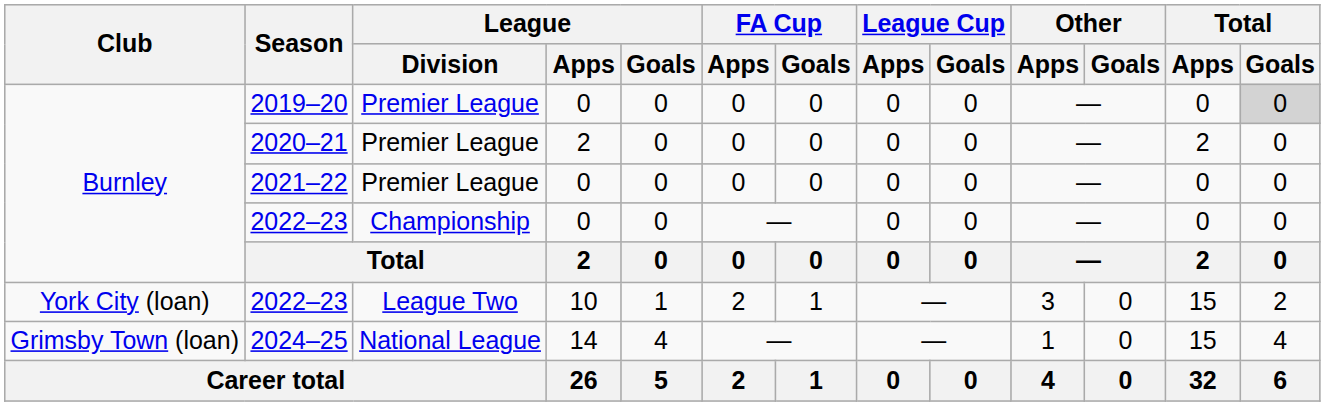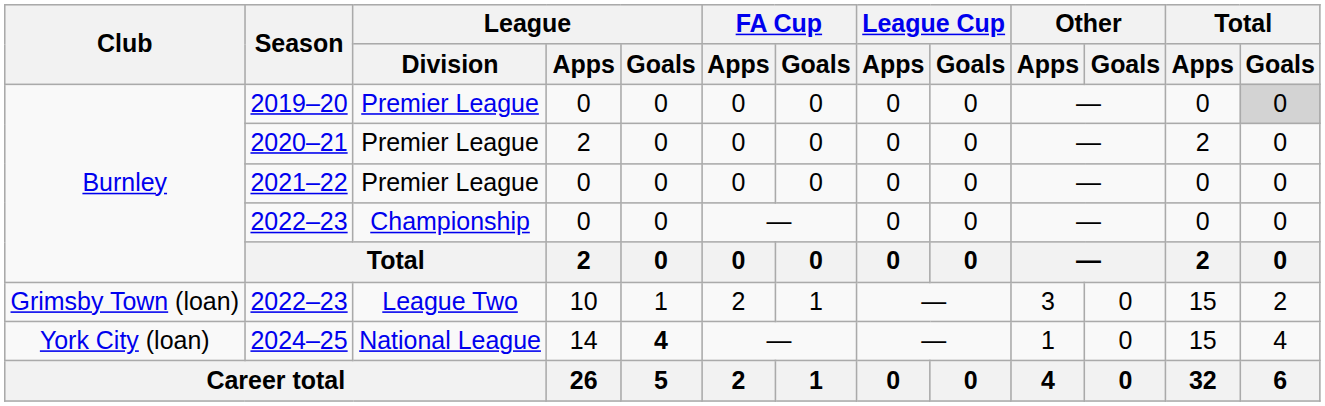(125, 301) York City (loan) -> (125, 301) Grimsby Town (loan)
(125, 340) Grimsby Town (loan) -> (125, 340) York City (loan)
(661, 340) normal -> (661, 340) bold
